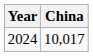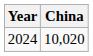(64, 39) 10,017 -> (64, 39) 10,020
